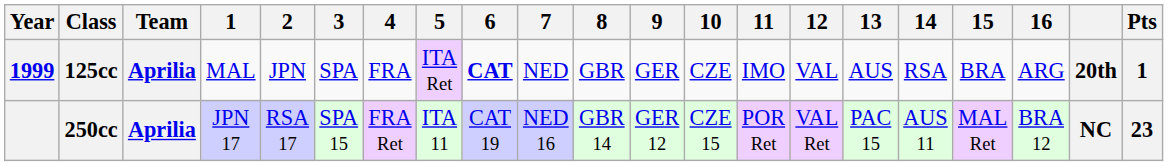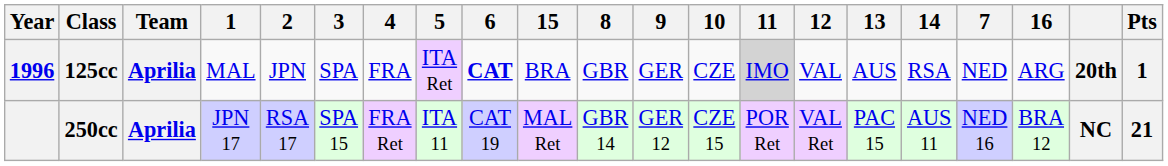columns swapped: (546, 22) <-> (983, 22)
(32, 69) 1999 -> (32, 69) 1996
(763, 69) no background -> (767, 69) lightgrey background
(1142, 130) 23 -> (1142, 130) 21
